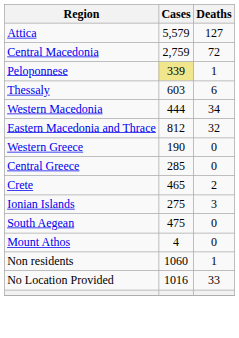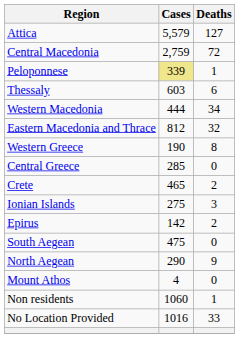(214, 147) 0 -> (214, 147) 8
+ row: (23, 223)
+ row: (41, 261)
